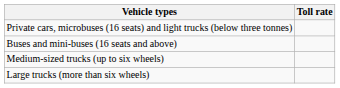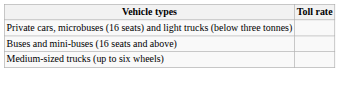- row: (78, 75)
